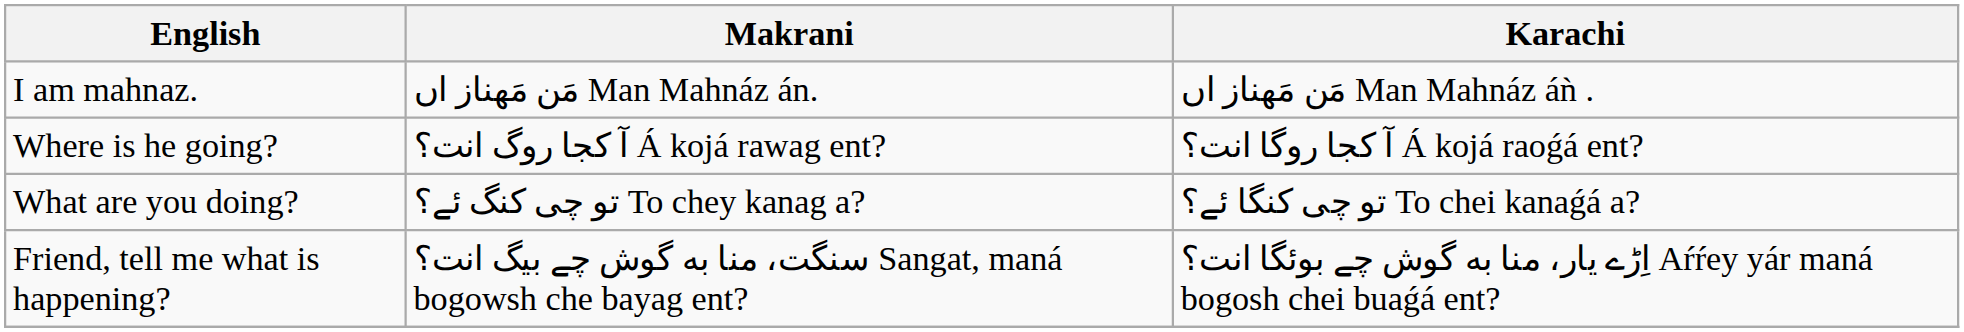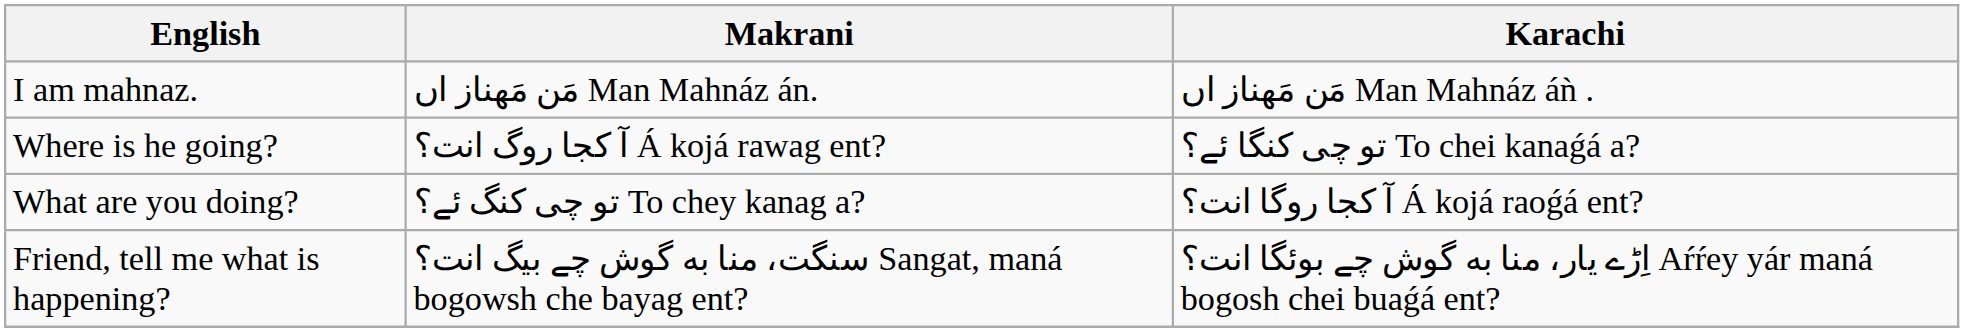(1412, 145) آ کجا روگا انت؟ Á kojá raoǵá ent? -> (1410, 145) تو چی کنگا ئے؟ To chei kanaǵá a?
(1410, 202) تو چی کنگا ئے؟ To chei kanaǵá a? -> (1412, 202) آ کجا روگا انت؟ Á kojá raoǵá ent?
